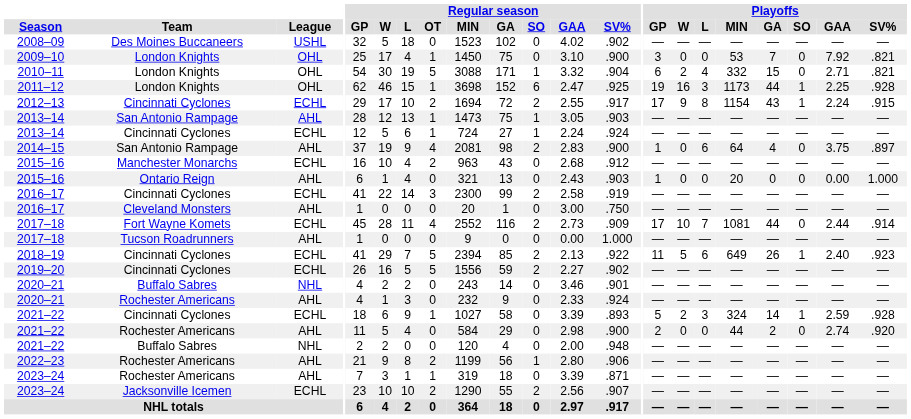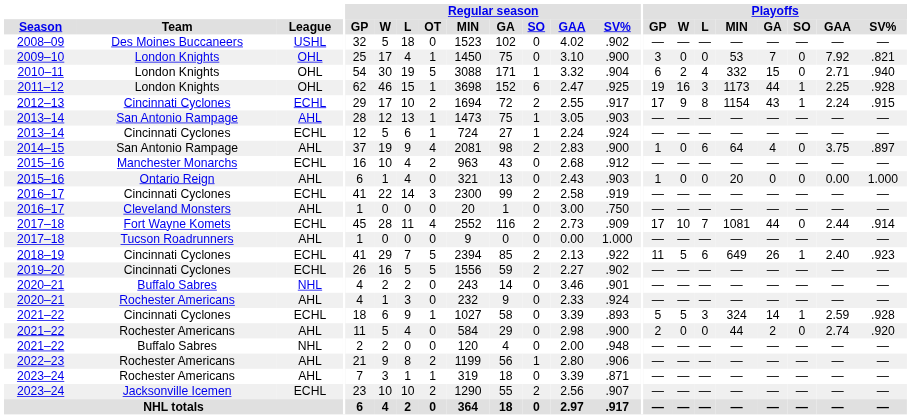(883, 72) .821 -> (883, 72) .940
(683, 315) 2 -> (683, 315) 5
